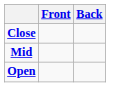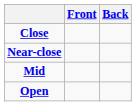+ row: (34, 52)
